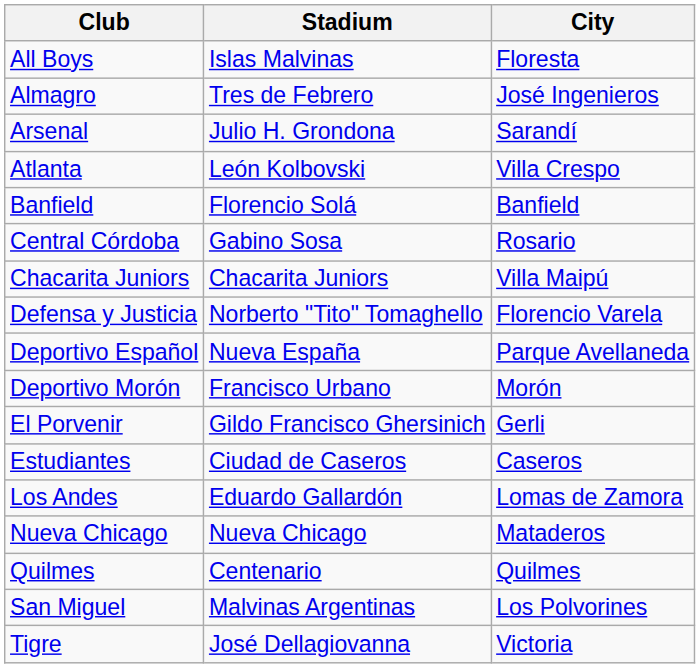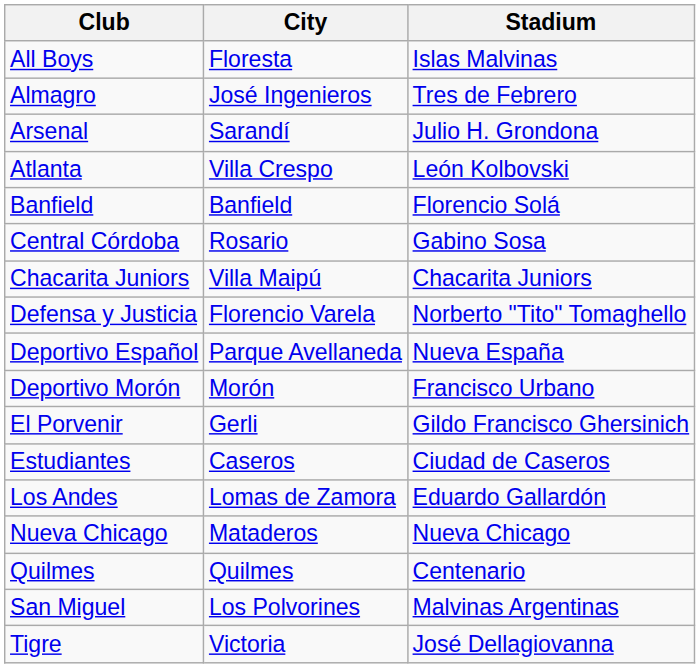columns swapped: (593, 22) <-> (347, 22)
